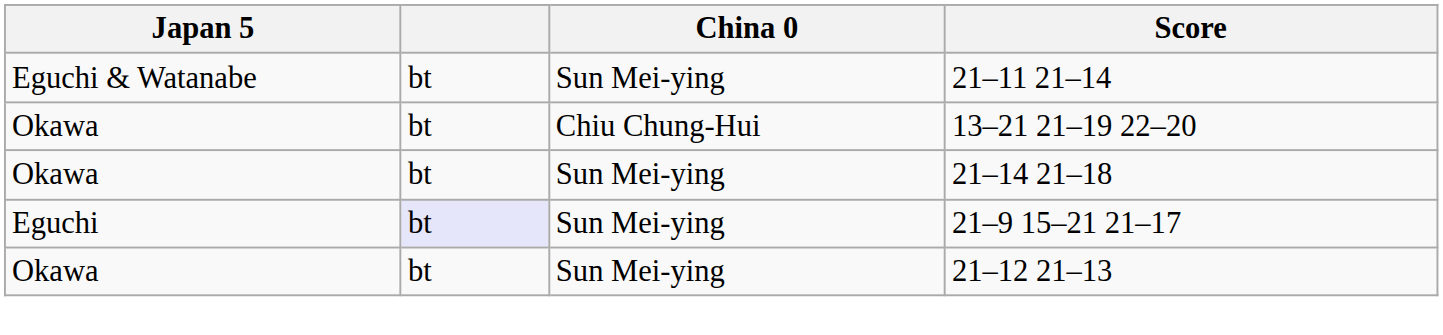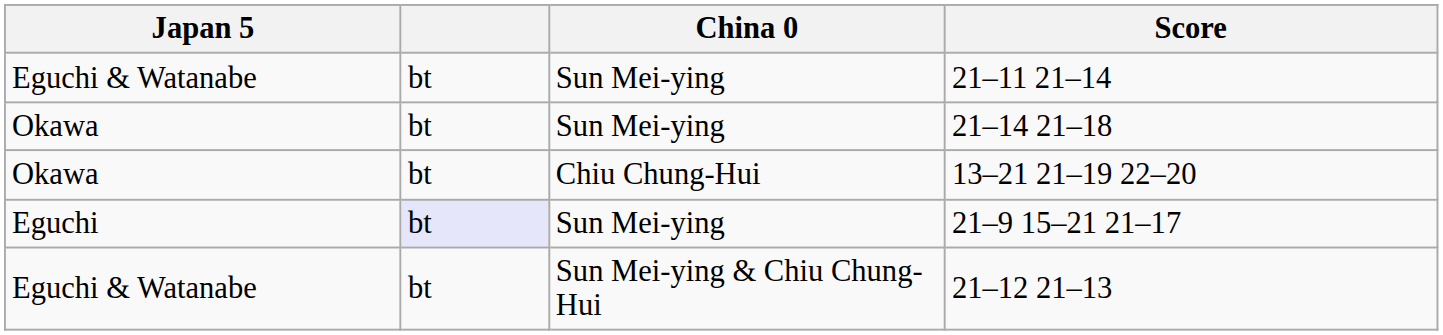rows swapped: (1032, 174) <-> (1074, 125)
(55, 271) Okawa -> (134, 288) Eguchi & Watanabe
(640, 271) Sun Mei-ying -> (739, 288) Sun Mei-ying & Chiu Chung-Hui
